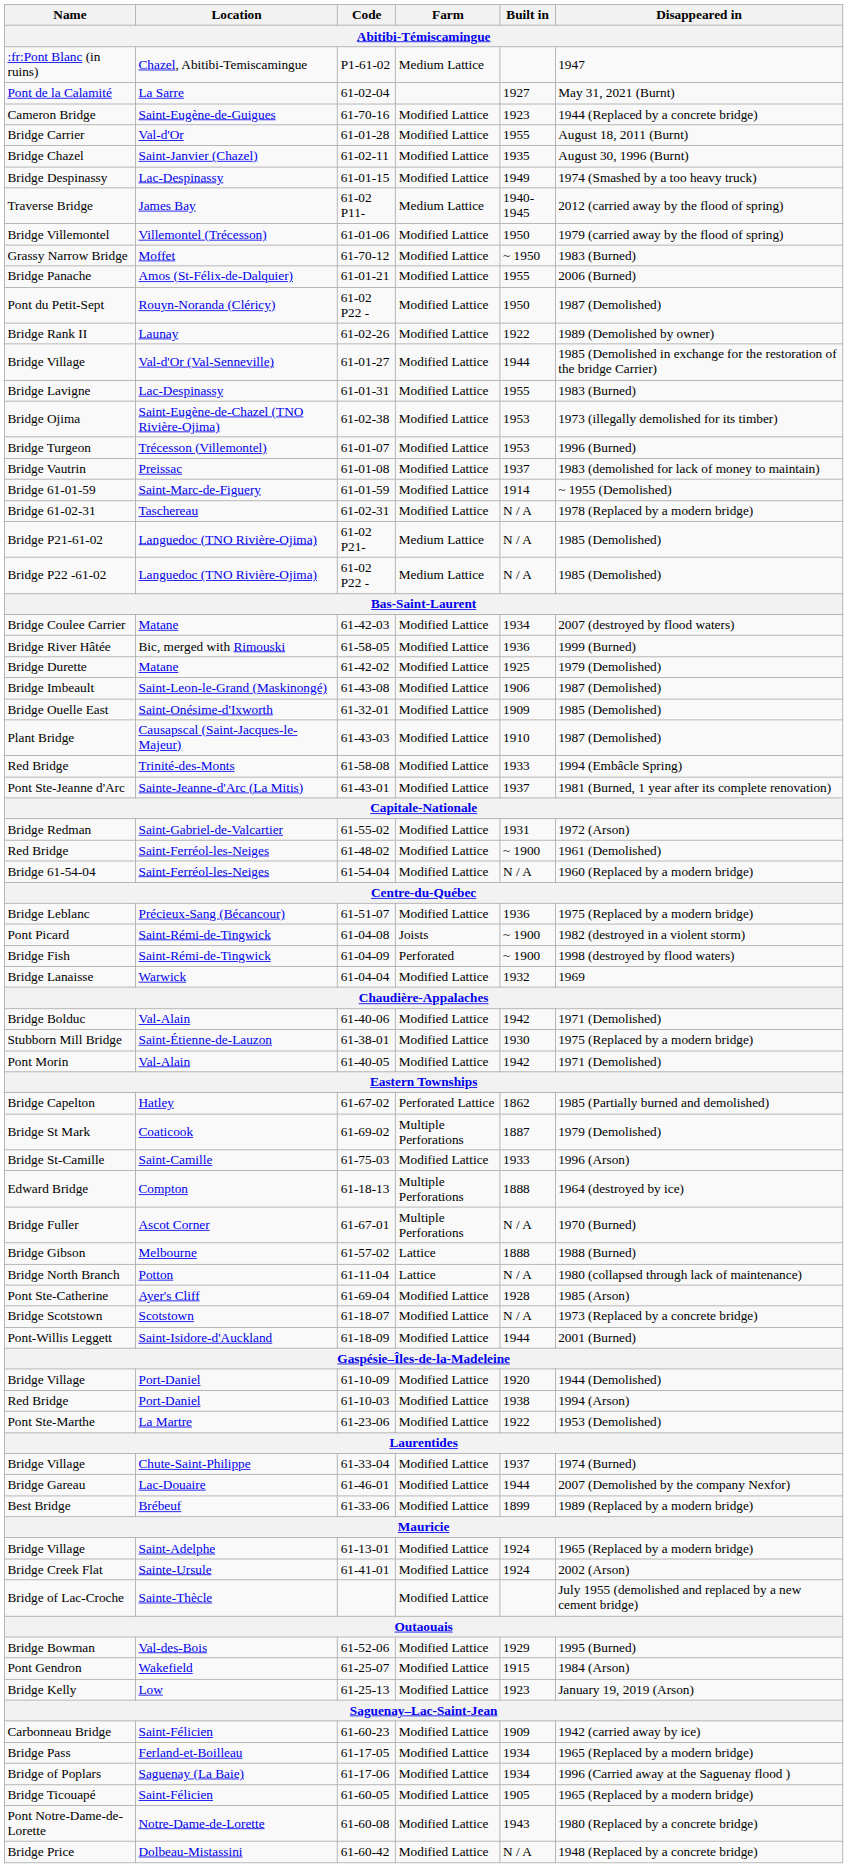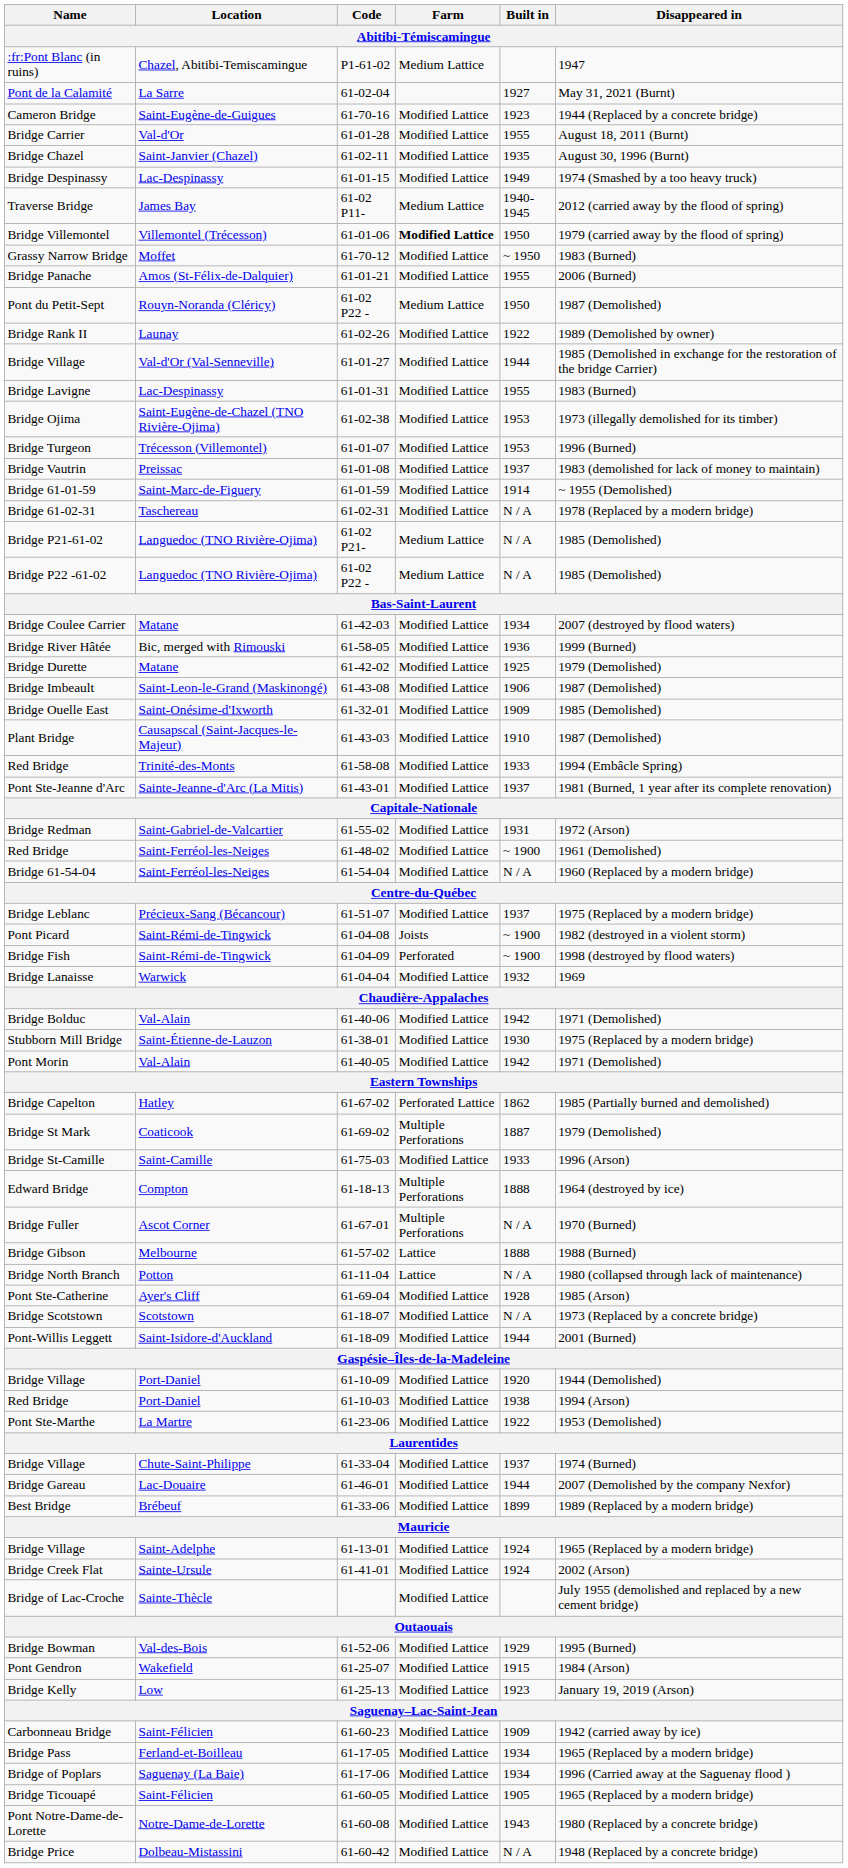(444, 234) normal -> (446, 234) bold
(444, 305) Modified Lattice -> (441, 305) Medium Lattice
(516, 913) 1936 -> (516, 913) 1937
